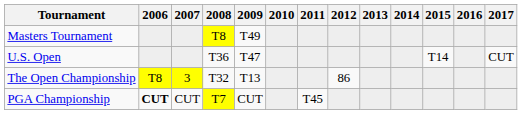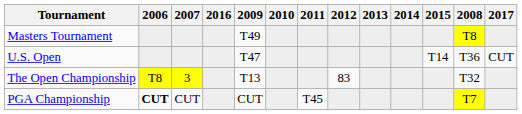columns swapped: (219, 15) <-> (470, 15)
(344, 78) 86 -> (344, 78) 83
